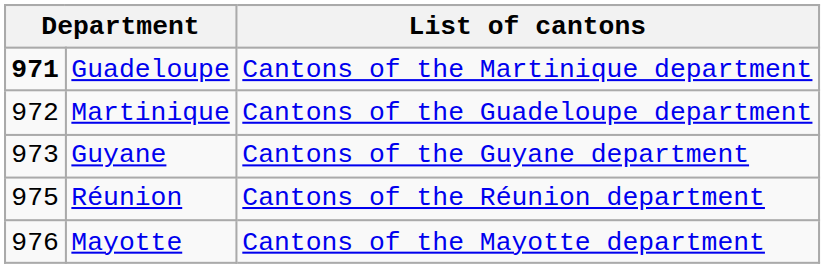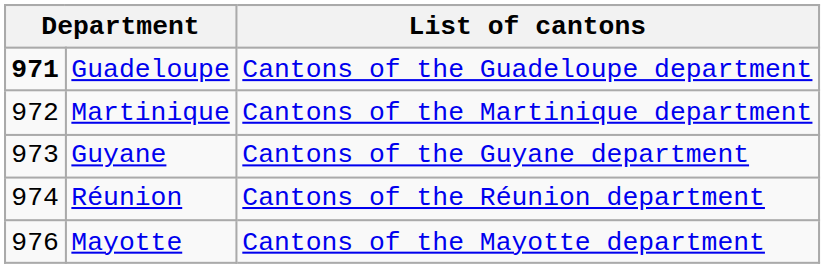(527, 70) Cantons of the Martinique department -> (527, 70) Cantons of the Guadeloupe department
(527, 113) Cantons of the Guadeloupe department -> (527, 113) Cantons of the Martinique department
(35, 199) 975 -> (35, 199) 974
